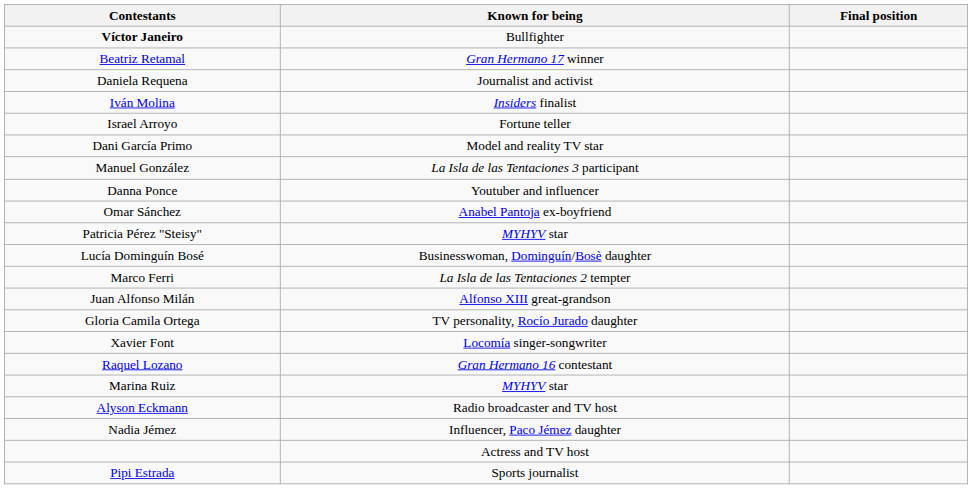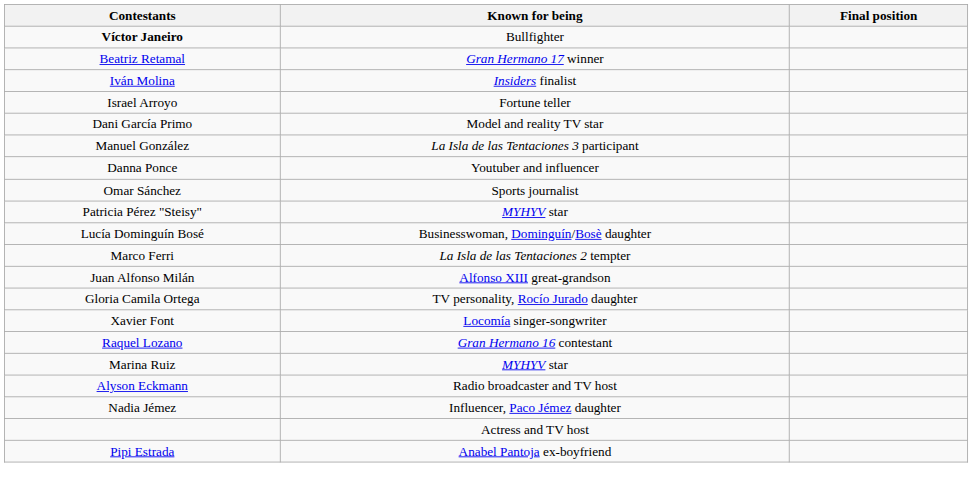- row: (142, 80)
(535, 211) Anabel Pantoja ex-boyfriend -> (535, 189) Sports journalist
(535, 473) Sports journalist -> (535, 451) Anabel Pantoja ex-boyfriend
